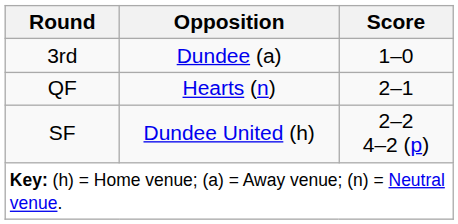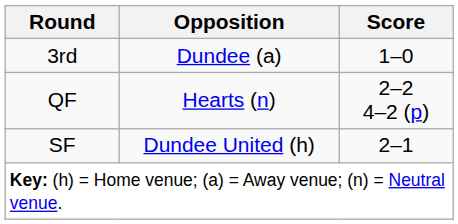(396, 88) 2–1 -> (396, 100) 2–2 4–2 (p)
(396, 133) 2–2 4–2 (p) -> (396, 145) 2–1
